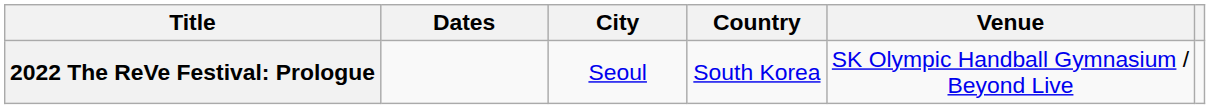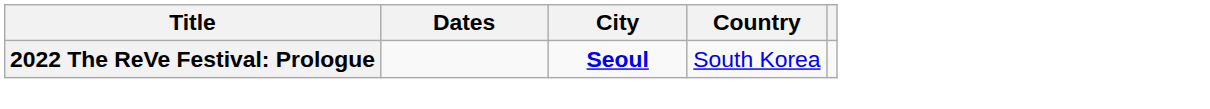- column: (1010, 22)
(618, 71) normal -> (618, 58) bold
